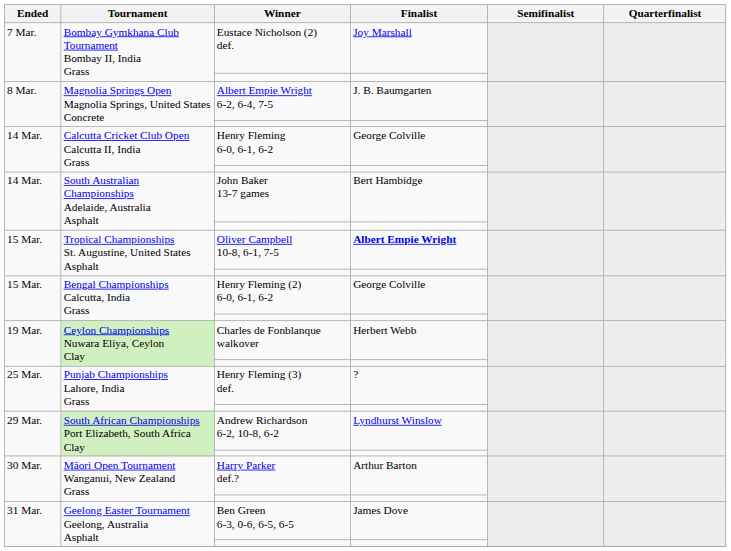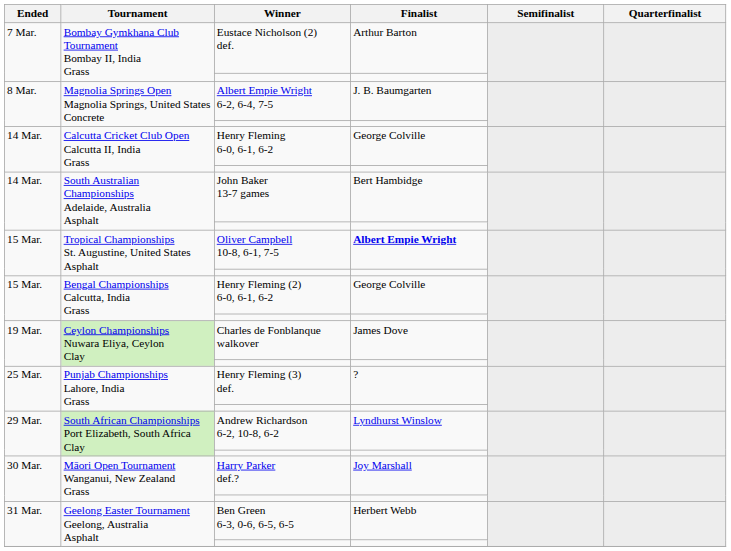(382, 32) Joy Marshall -> (385, 32) Arthur Barton
(385, 329) Herbert Webb -> (381, 329) James Dove
(385, 465) Arthur Barton -> (382, 465) Joy Marshall
(381, 510) James Dove -> (385, 510) Herbert Webb
